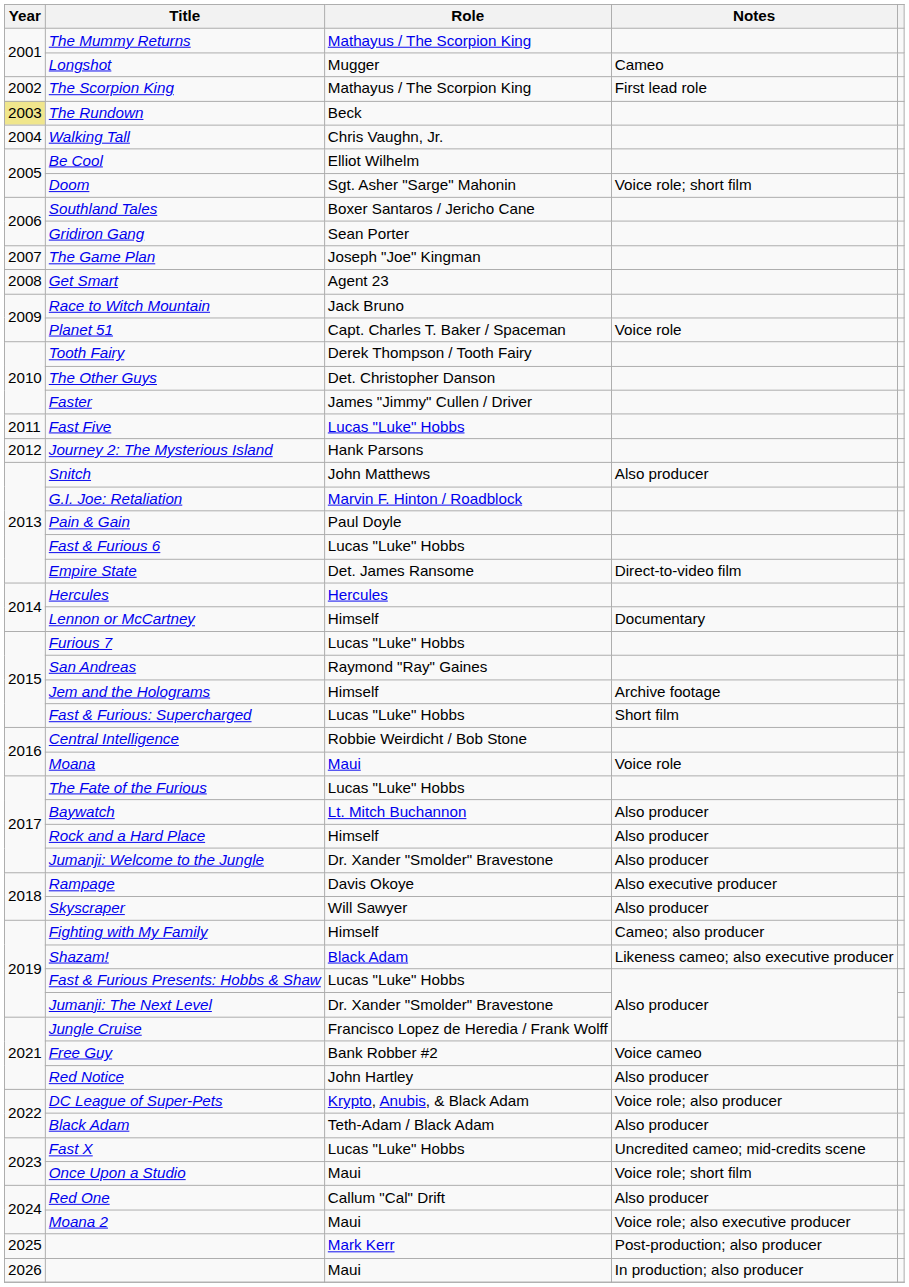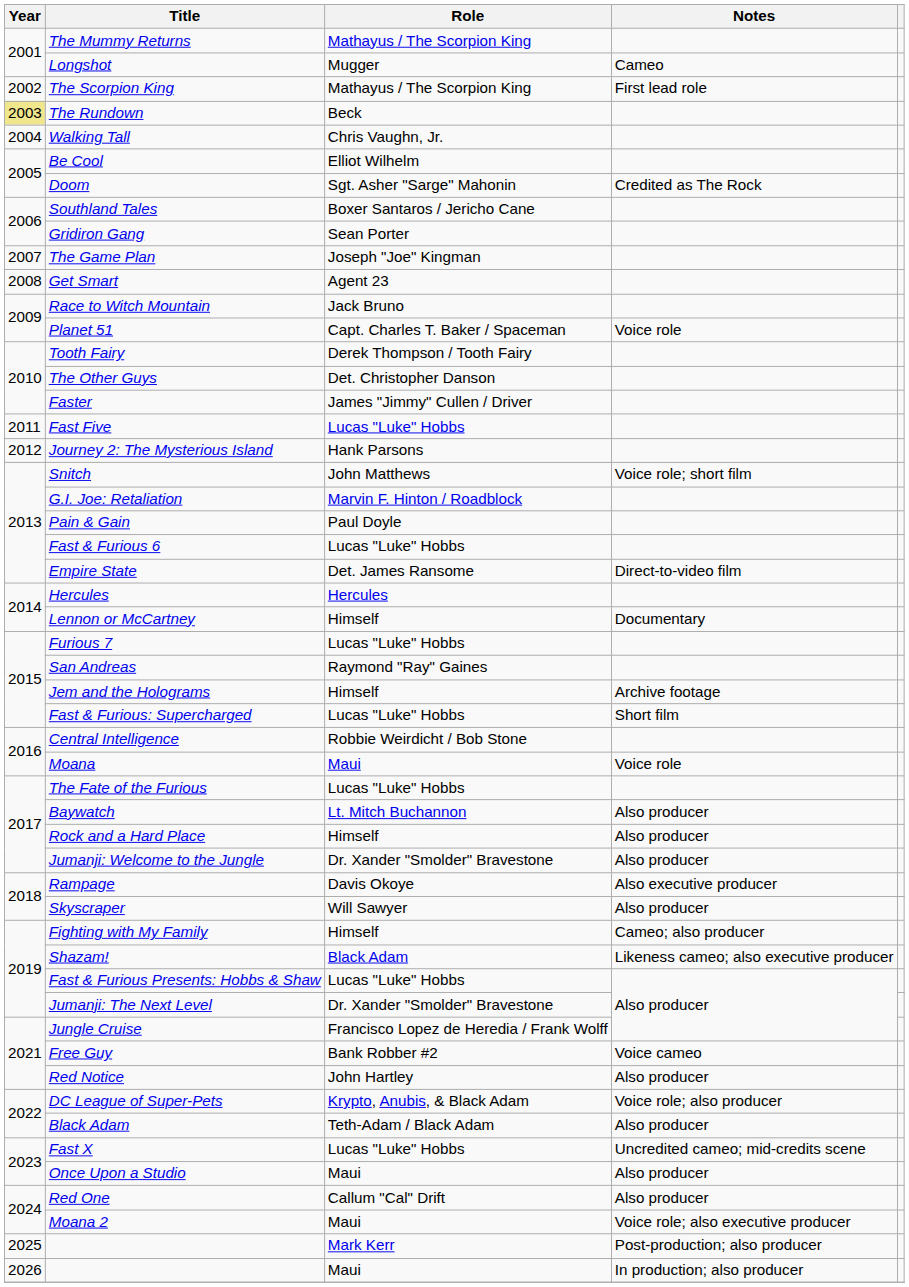(683, 185) Voice role; short film -> (688, 185) Credited as The Rock
(662, 474) Also producer -> (683, 474) Voice role; short film
(683, 1173) Voice role; short film -> (662, 1173) Also producer
